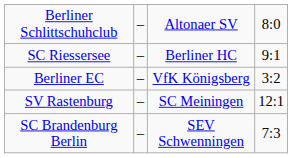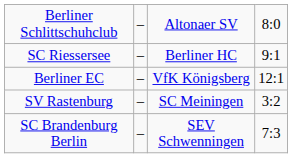(271, 78) 3:2 -> (271, 78) 12:1
(271, 101) 12:1 -> (271, 101) 3:2
